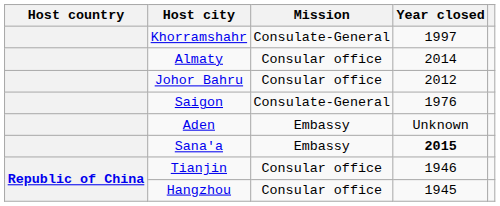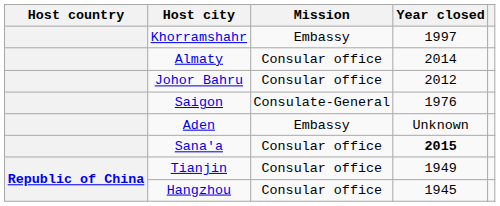(322, 37) Consulate-General -> (322, 37) Embassy
(322, 146) Embassy -> (322, 146) Consular office
(441, 168) 1946 -> (441, 168) 1949
